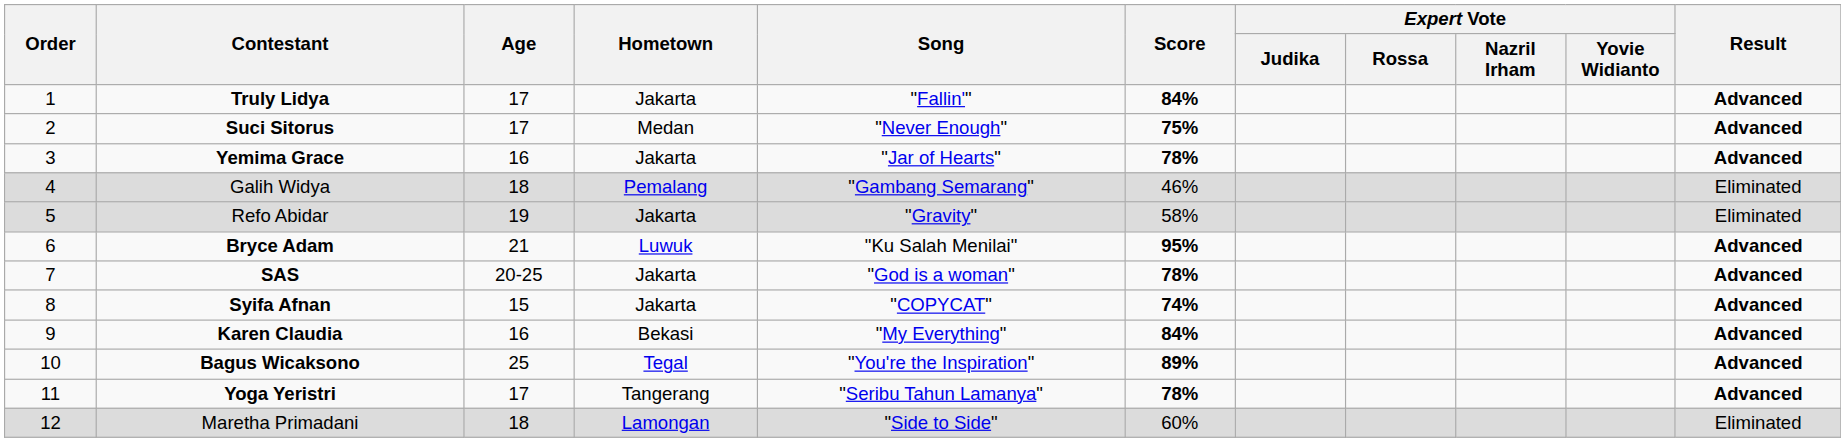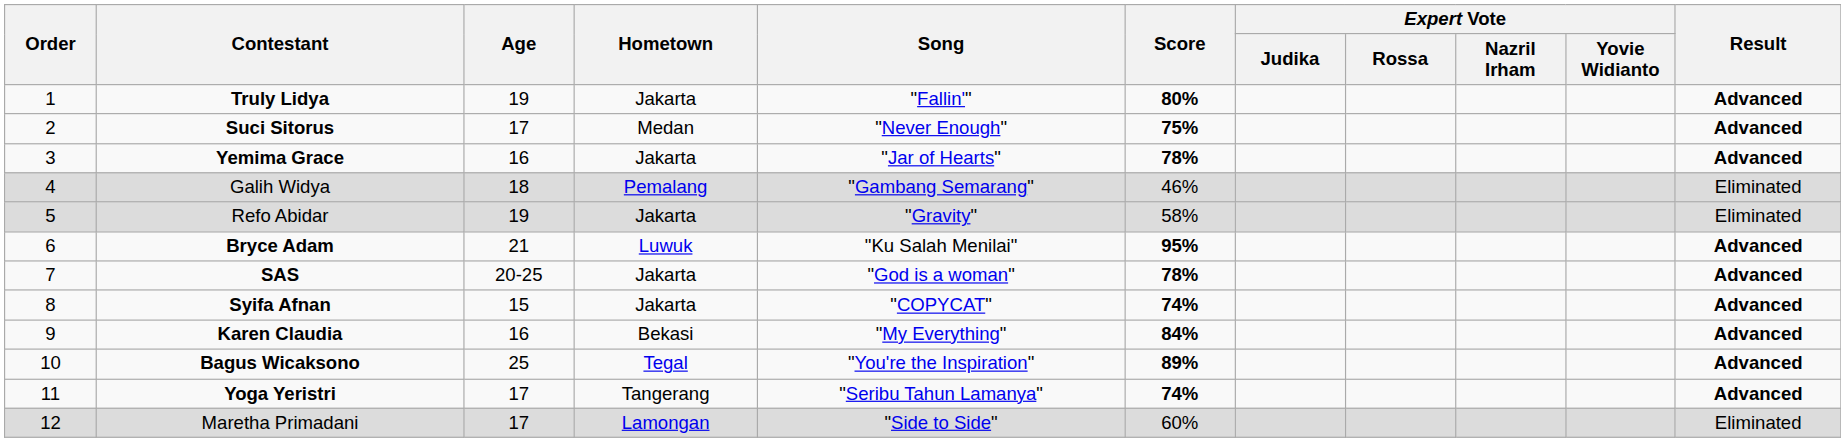(519, 98) 17 -> (519, 98) 19
(1180, 98) 84% -> (1180, 98) 80%
(1180, 393) 78% -> (1180, 393) 74%
(519, 422) 18 -> (519, 422) 17
